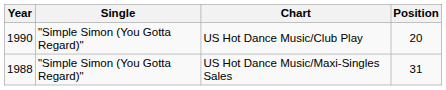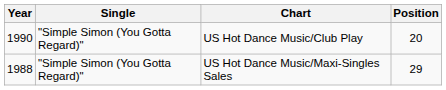(416, 69) 31 -> (416, 69) 29
